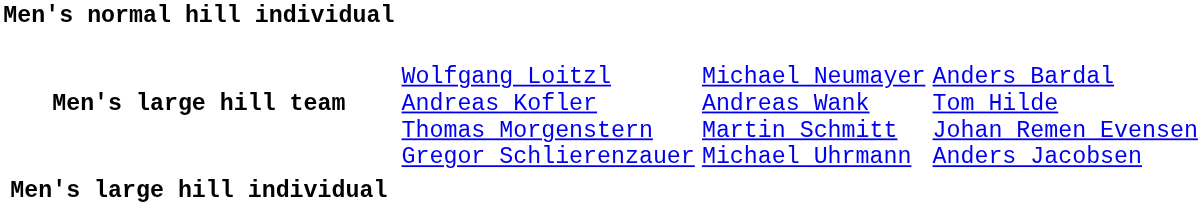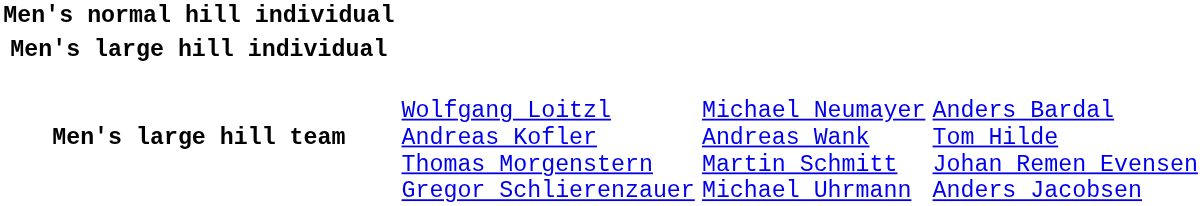rows swapped: (199, 191) <-> (199, 104)
